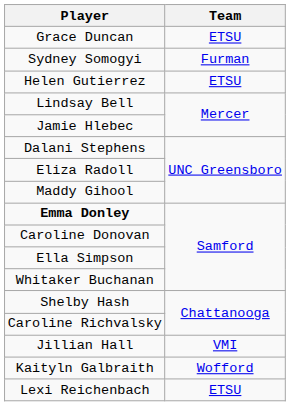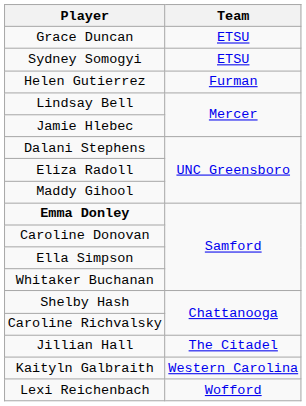(225, 60) Furman -> (233, 60) ETSU
(225, 82) ETSU -> (233, 82) Furman
(225, 346) VMI -> (233, 346) The Citadel
(225, 368) Wofford -> (233, 368) Western Carolina
(225, 390) ETSU -> (233, 390) Wofford
